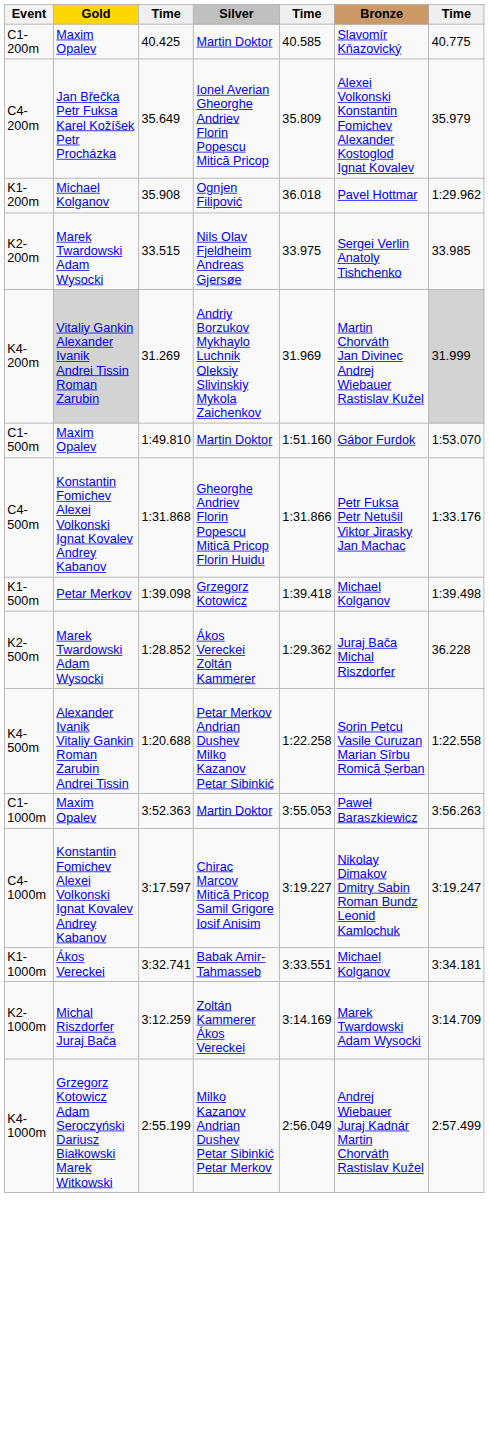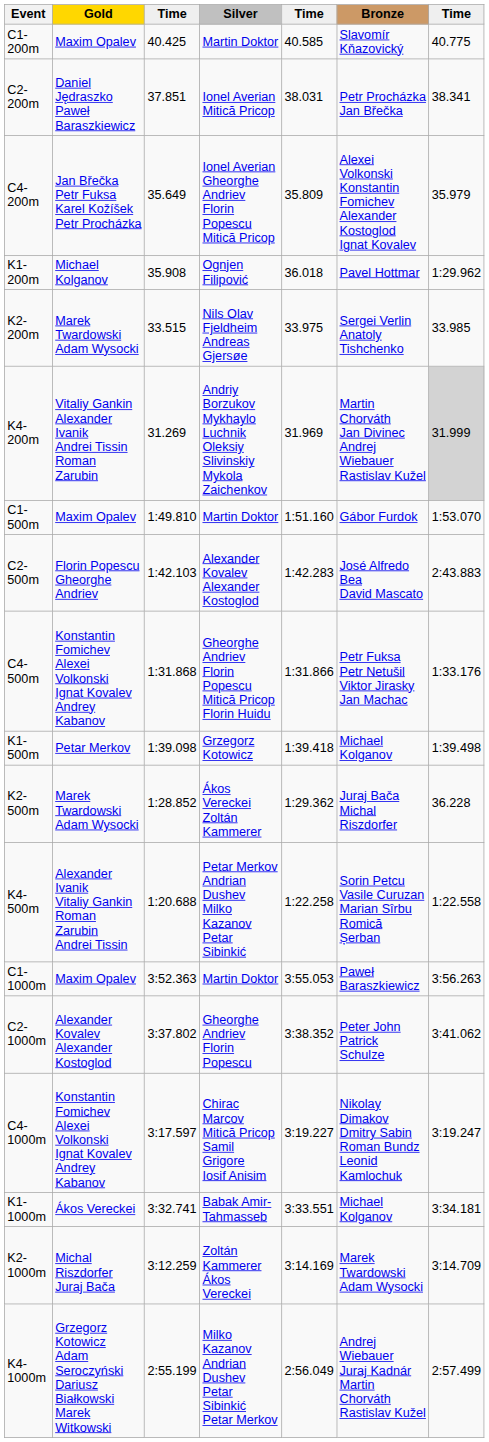+ row: (23, 97)
(95, 363) lightgrey background -> (94, 440) no background
+ row: (23, 573)
+ row: (27, 1034)
